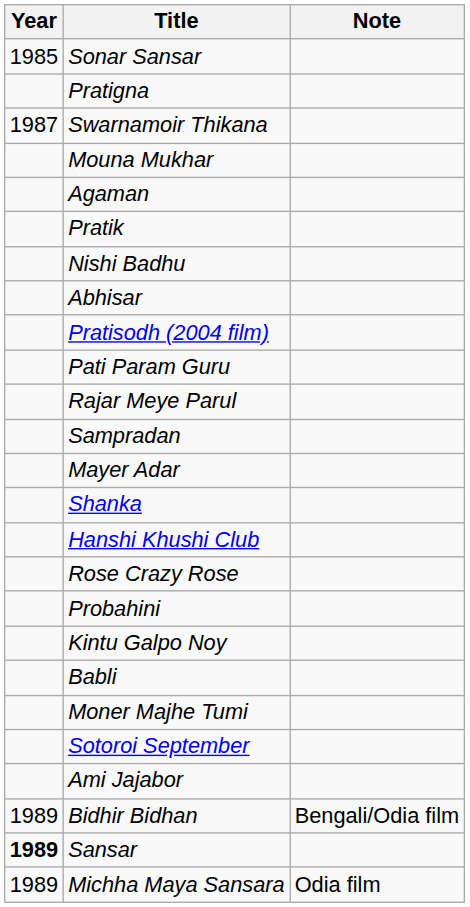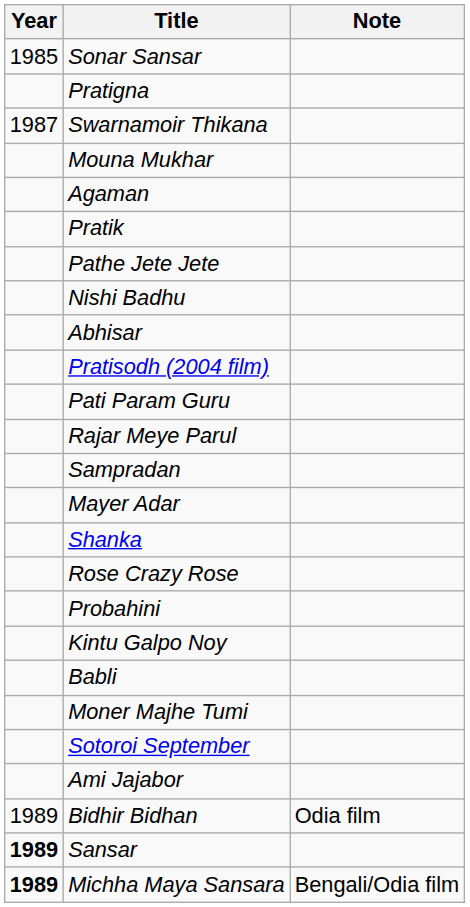+ row: (144, 263)
- row: (164, 539)
(377, 815) Bengali/Odia film -> (338, 815) Odia film
(34, 884) normal -> (34, 884) bold
(338, 884) Odia film -> (377, 884) Bengali/Odia film
